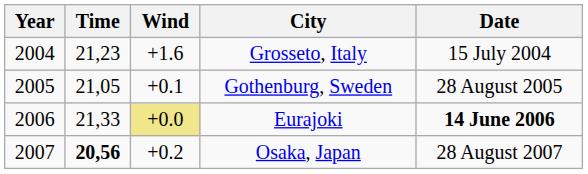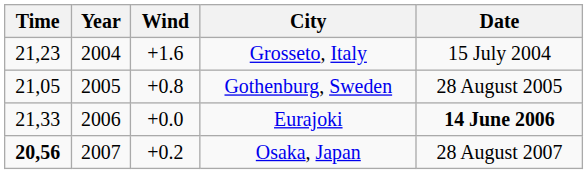columns swapped: (35, 21) <-> (98, 21)
(165, 86) +0.1 -> (165, 86) +0.8
(165, 119) khaki background -> (165, 119) no background
